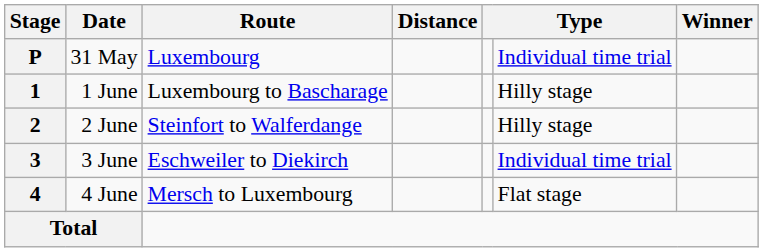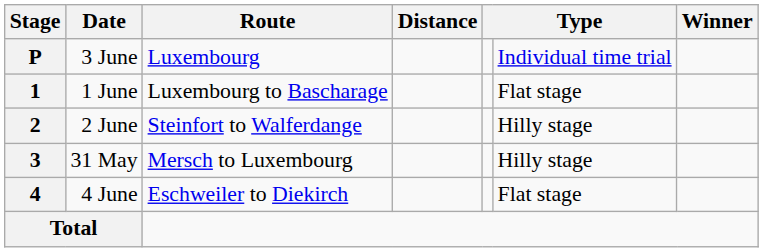(104, 56) 31 May -> (109, 56) 3 June
(545, 90) Hilly stage -> (540, 90) Flat stage
(109, 159) 3 June -> (104, 159) 31 May
(248, 159) Eschweiler to Diekirch -> (250, 159) Mersch to Luxembourg
(585, 159) Individual time trial -> (545, 159) Hilly stage
(250, 194) Mersch to Luxembourg -> (248, 194) Eschweiler to Diekirch
